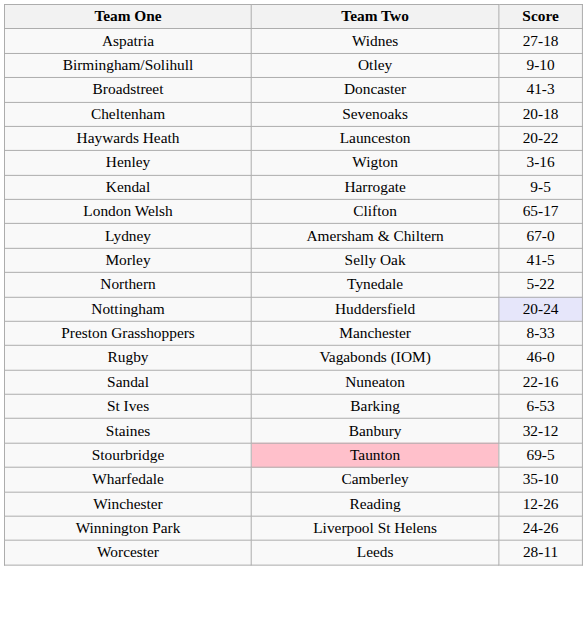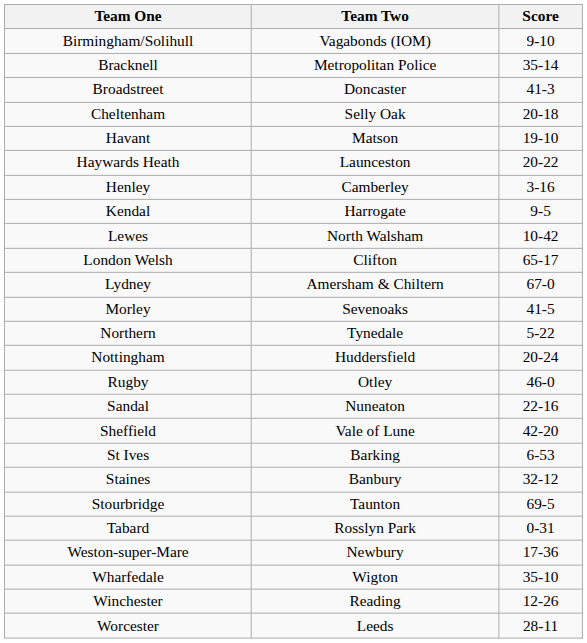- row: (128, 41)
(375, 65) Otley -> (375, 41) Vagabonds (IOM)
+ row: (128, 65)
(375, 114) Sevenoaks -> (375, 114) Selly Oak
+ row: (128, 138)
(375, 162) Wigton -> (375, 187) Camberley
+ row: (128, 235)
(375, 260) Selly Oak -> (375, 308) Sevenoaks
(541, 308) lavender background -> (541, 357) no background
- row: (128, 333)
(375, 357) Vagabonds (IOM) -> (375, 382) Otley
+ row: (128, 430)
(375, 455) pink background -> (375, 503) no background
+ row: (128, 528)
+ row: (128, 552)
(375, 479) Camberley -> (375, 576) Wigton
- row: (128, 528)
